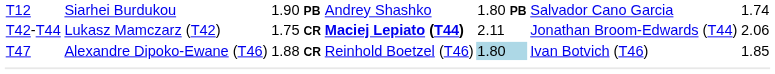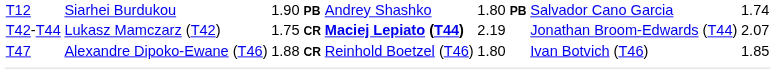(491, 30) 2.11 -> (491, 30) 2.19
(755, 30) 2.06 -> (755, 30) 2.07
(491, 51) lightblue background -> (491, 51) no background
